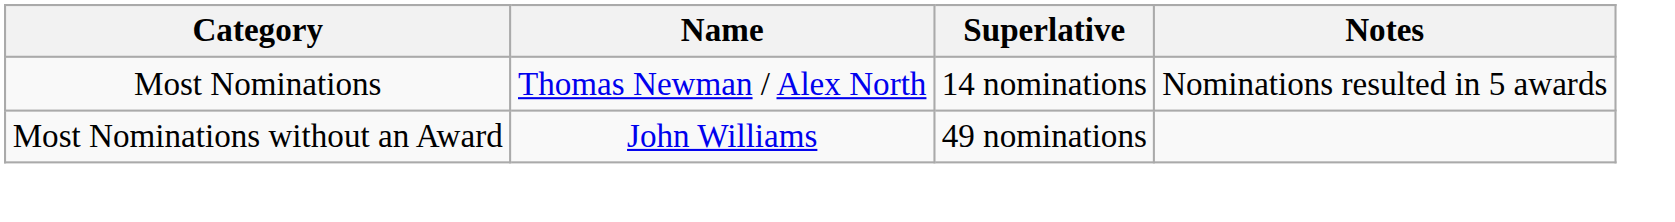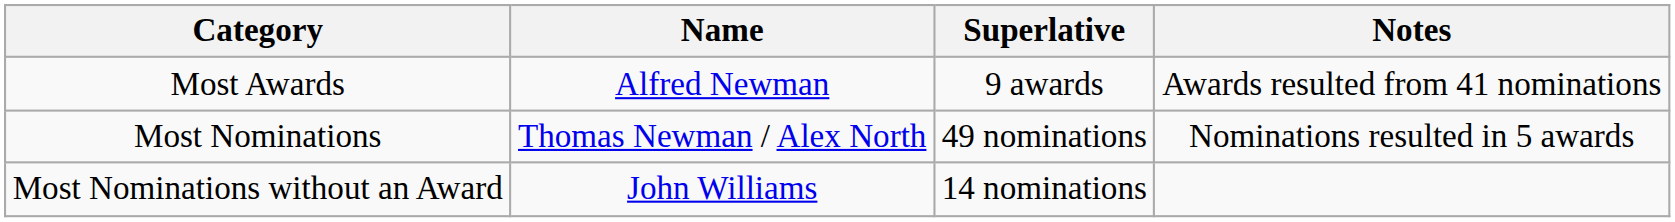+ row: (258, 83)
(1044, 83) 14 nominations -> (1044, 135) 49 nominations
(1044, 135) 49 nominations -> (1044, 188) 14 nominations
